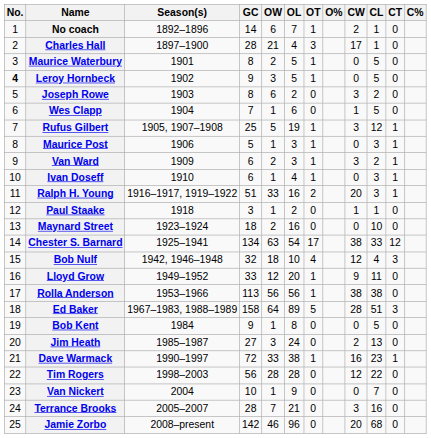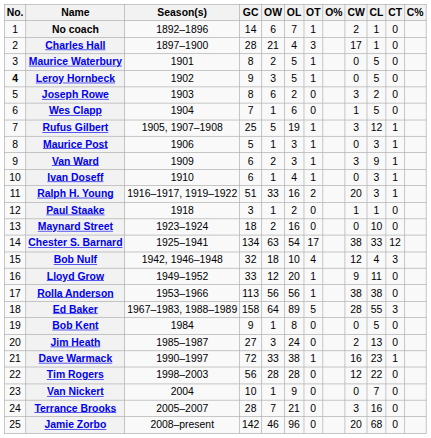(376, 161) 2 -> (376, 161) 9
(376, 309) 51 -> (376, 309) 55
